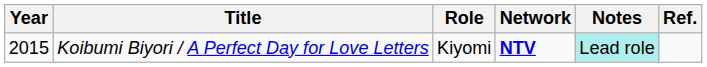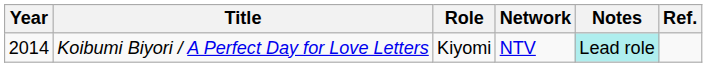(29, 47) 2015 -> (29, 47) 2014
(518, 47) bold -> (518, 47) normal
